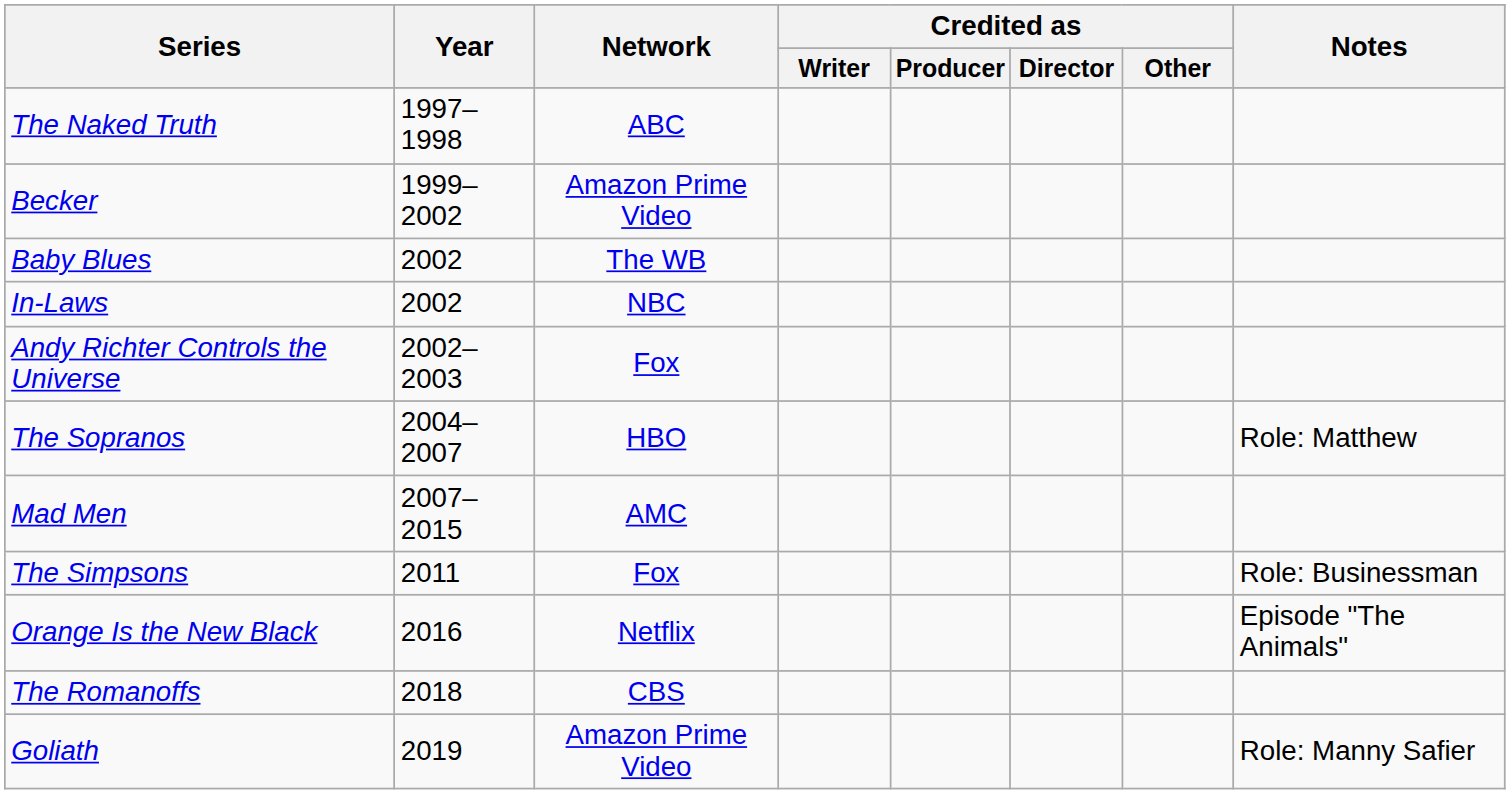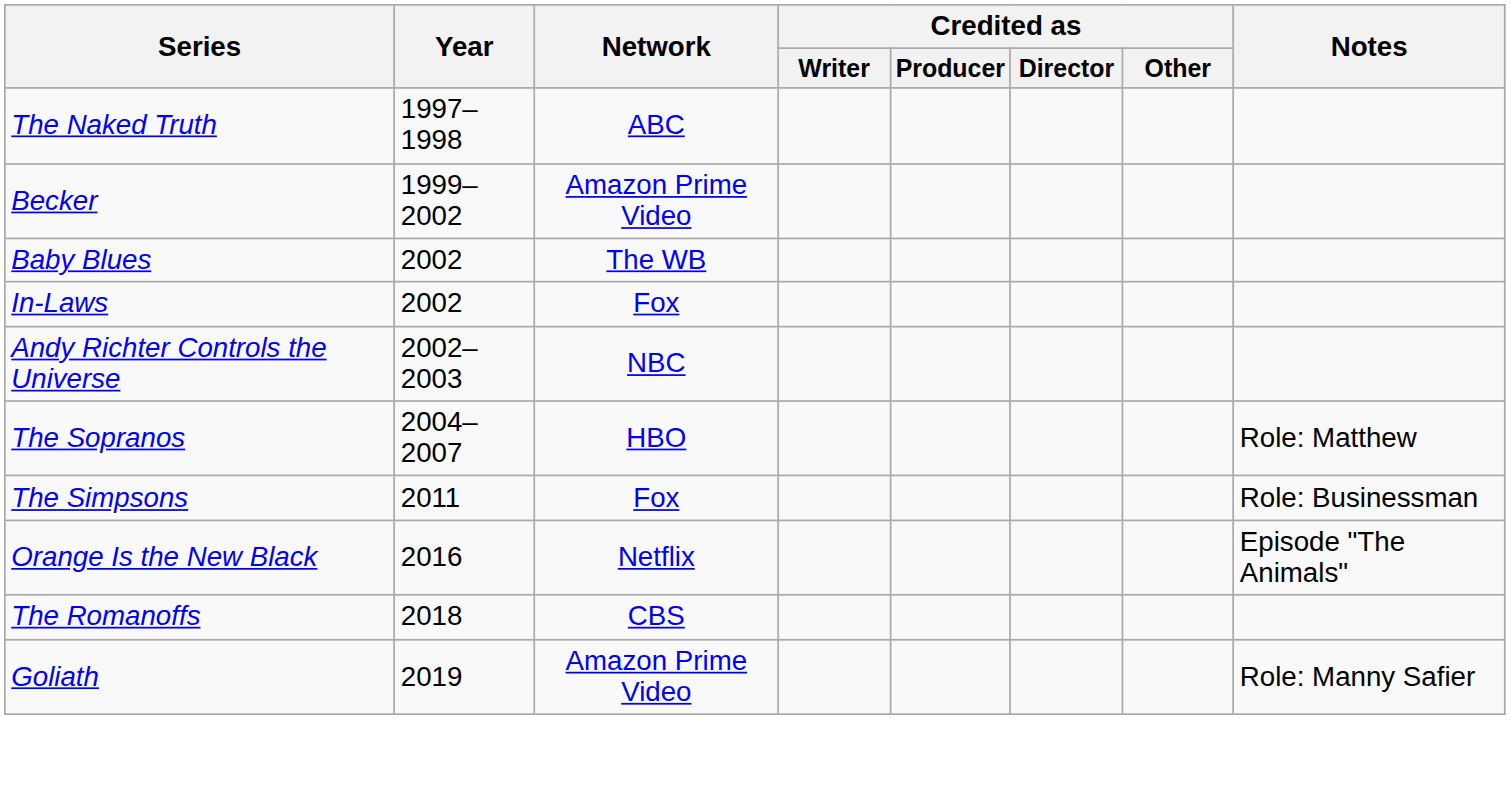(656, 303) NBC -> (656, 303) Fox
(656, 363) Fox -> (656, 363) NBC
- row: (69, 513)
